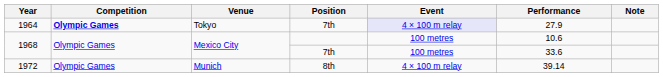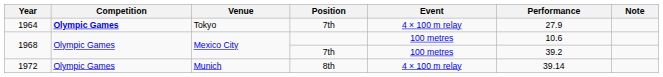(432, 25) lavender background -> (432, 25) no background
(554, 52) 33.6 -> (554, 52) 39.2
